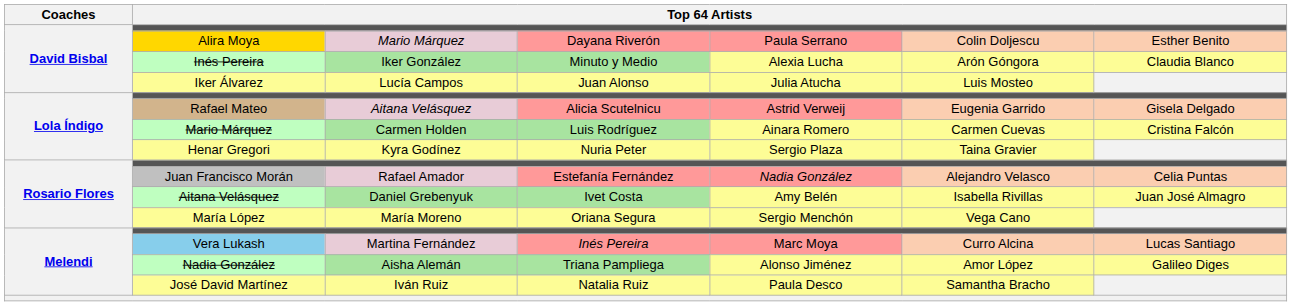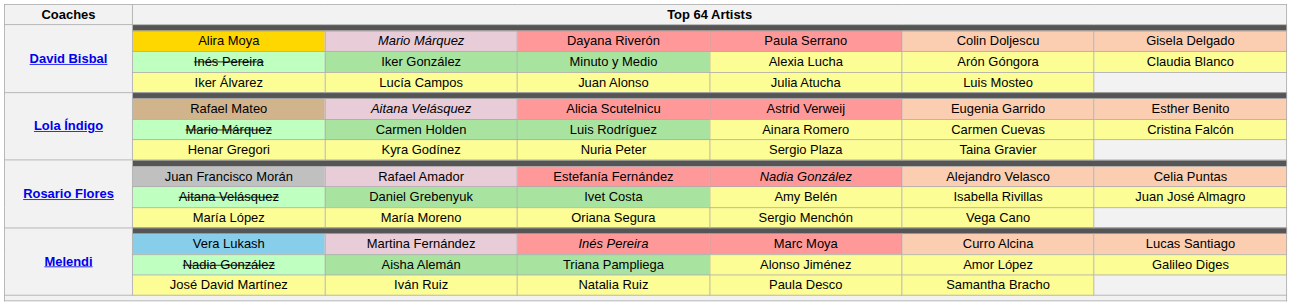(1190, 41) Esther Benito -> (1190, 41) Gisela Delgado
(1190, 108) Gisela Delgado -> (1190, 108) Esther Benito
